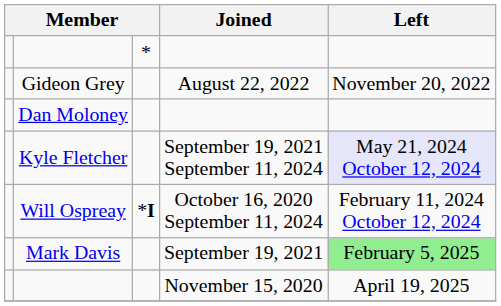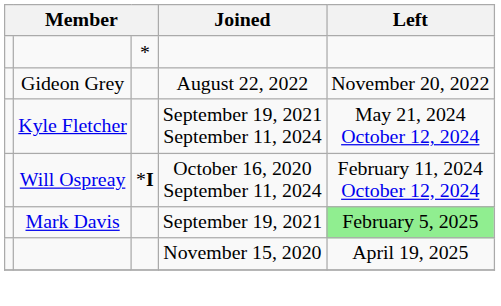- row: (73, 114)
(411, 157) lavender background -> (410, 125) no background
